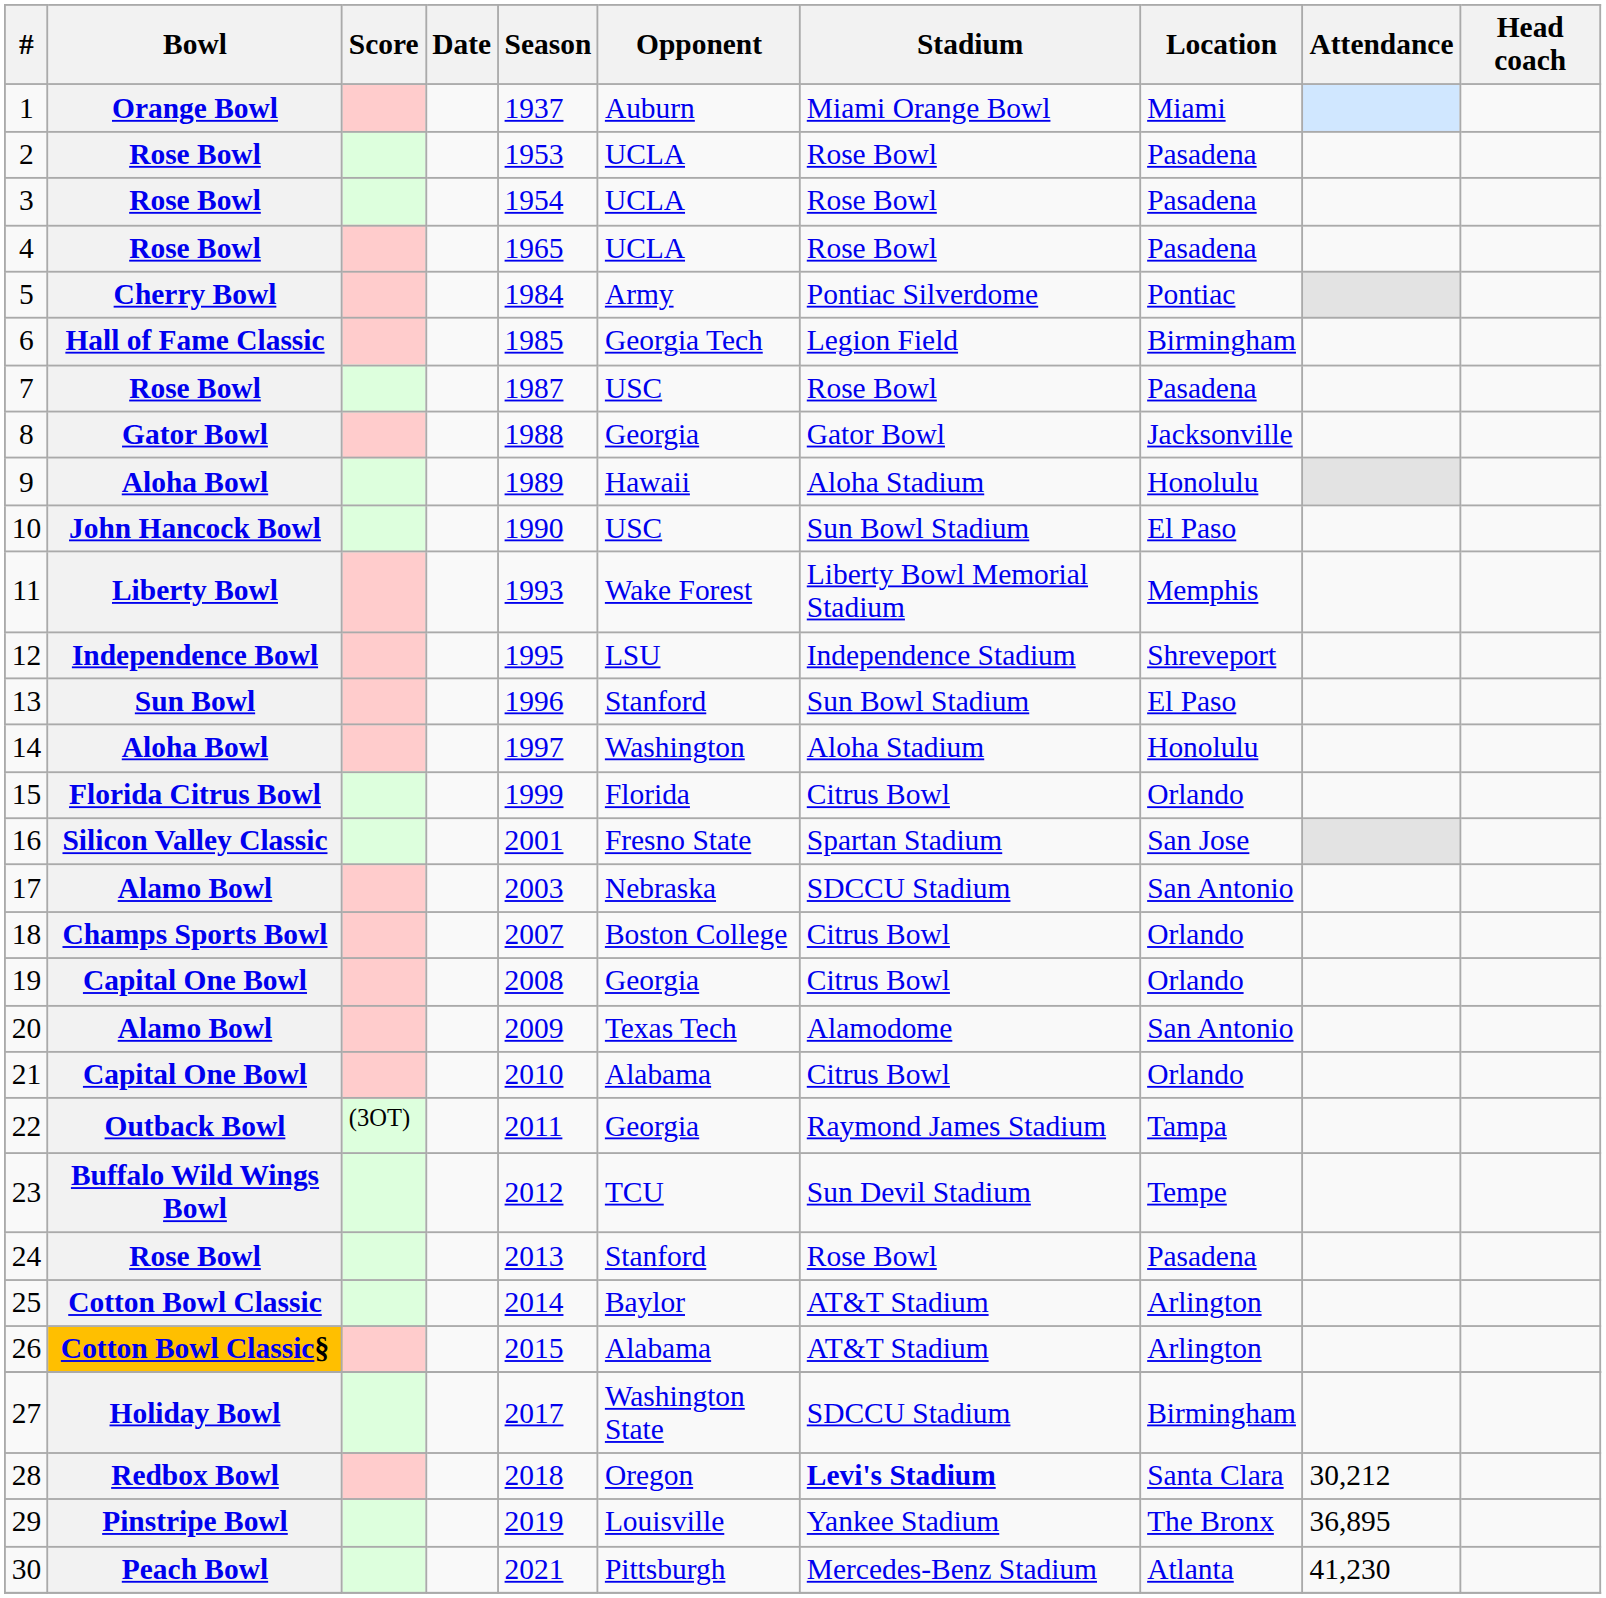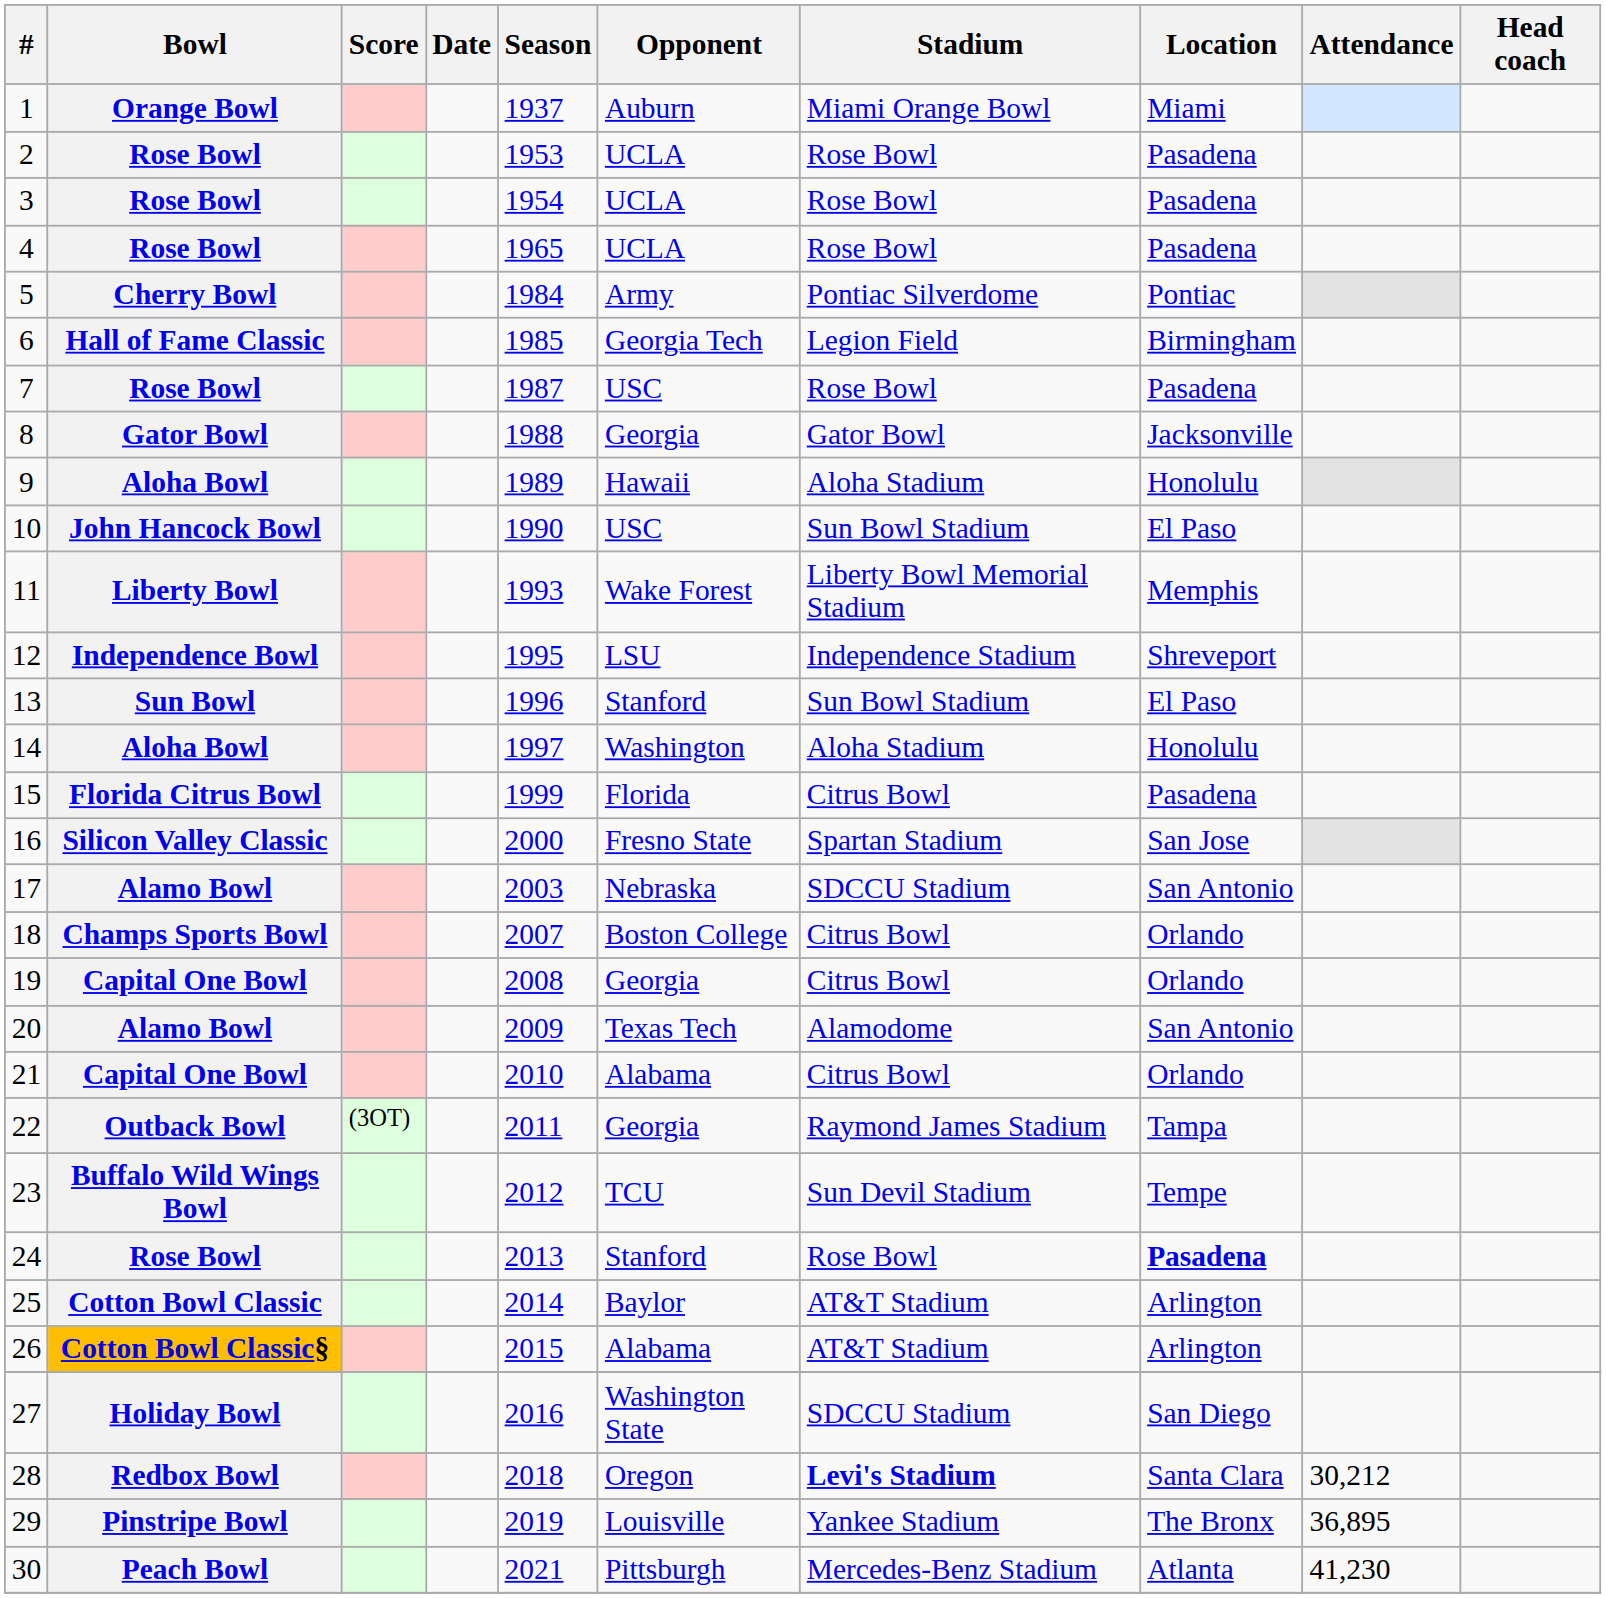(1195, 794) Orlando -> (1202, 794) Pasadena
(534, 841) 2001 -> (534, 841) 2000
(1202, 1255) normal -> (1207, 1255) bold
(534, 1412) 2017 -> (534, 1412) 2016
(1222, 1412) Birmingham -> (1209, 1412) San Diego
